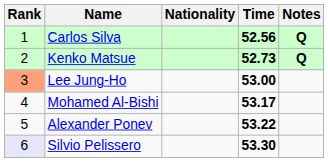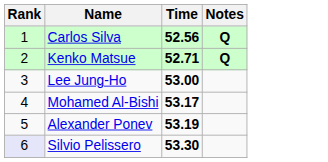- column: (200, 15)
(259, 59) 52.73 -> (182, 59) 52.71
(24, 80) lightsalmon background -> (24, 80) no background
(259, 124) 53.22 -> (182, 124) 53.19
